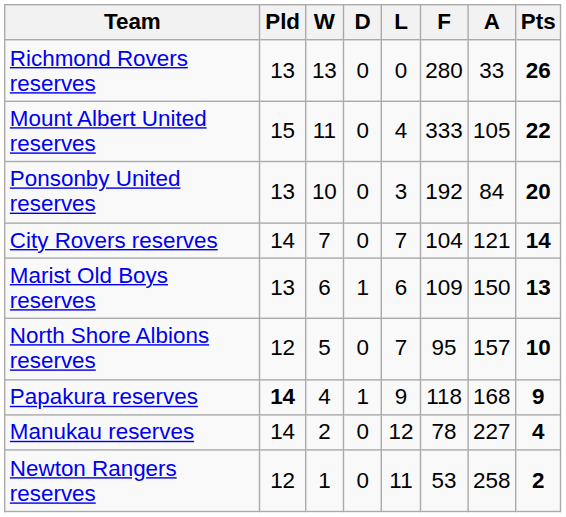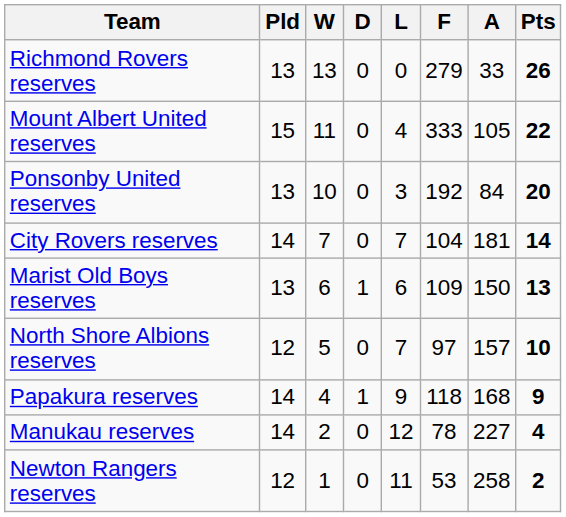(444, 70) 280 -> (444, 70) 279
(492, 239) 121 -> (492, 239) 181
(444, 348) 95 -> (444, 348) 97
(283, 396) bold -> (283, 396) normal
